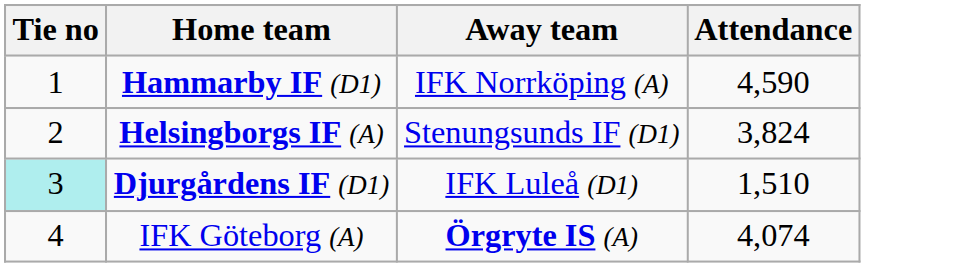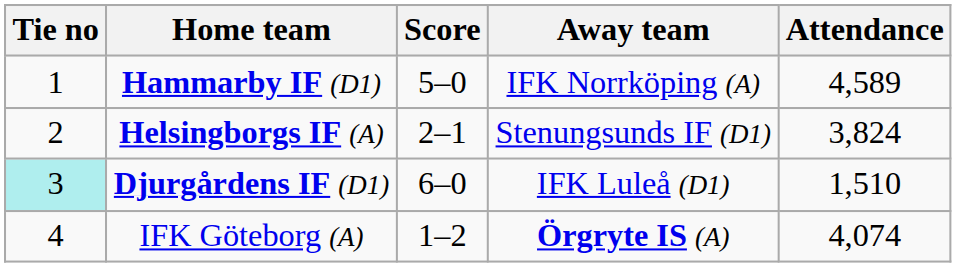+ column: (442, 30)
(773, 81) 4,590 -> (865, 81) 4,589
